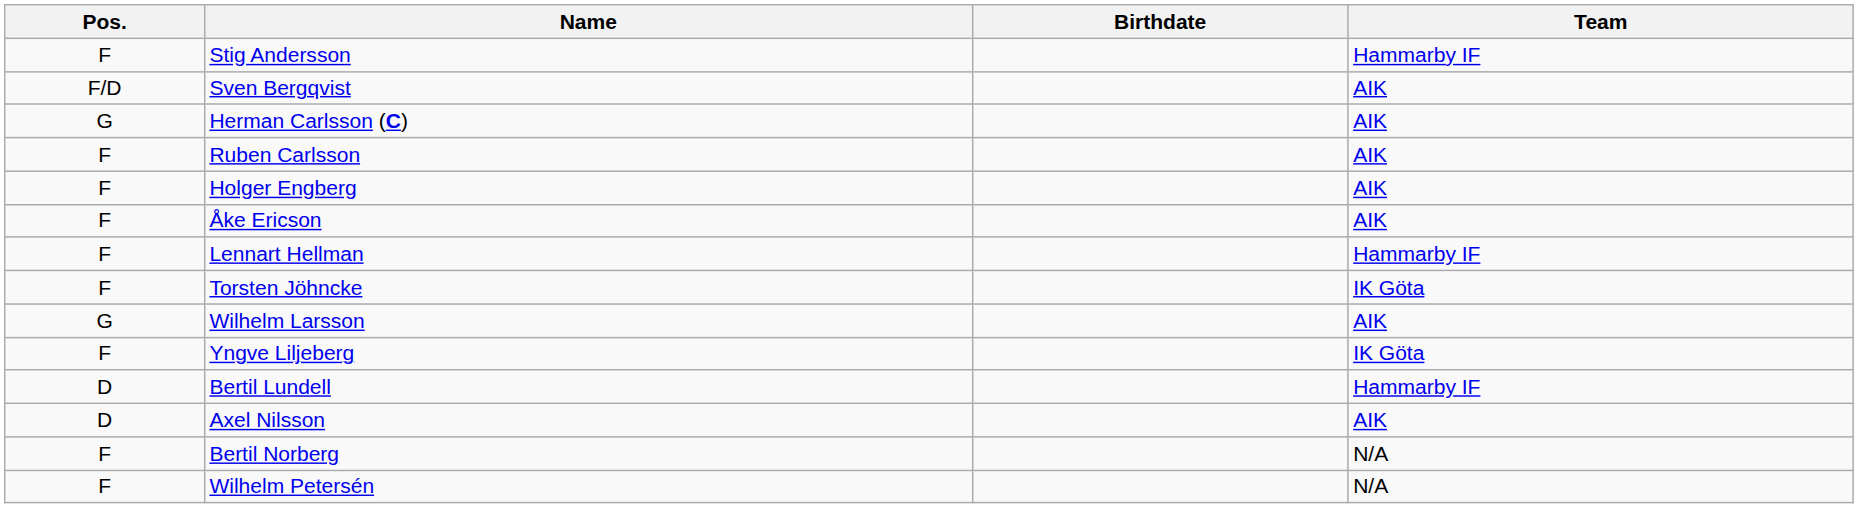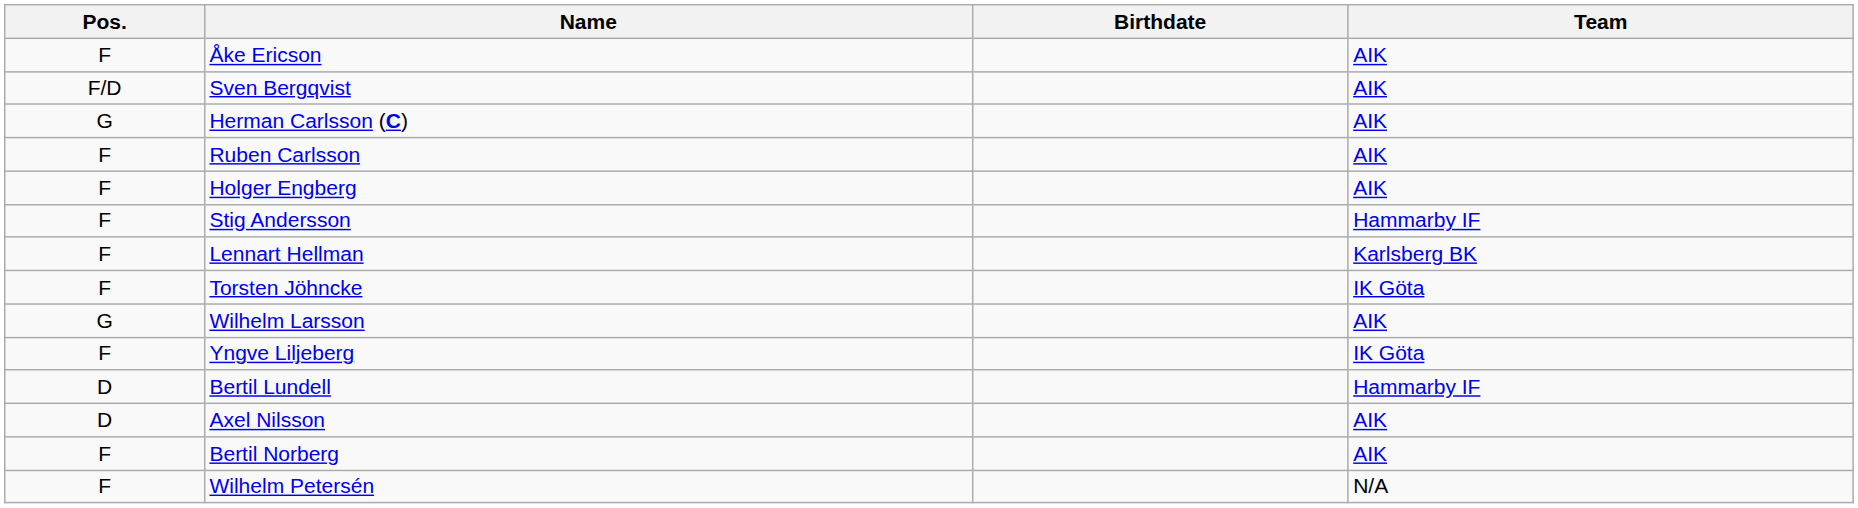rows swapped: (280, 55) <-> (265, 221)
(1417, 254) Hammarby IF -> (1415, 254) Karlsberg BK
(1371, 454) N/A -> (1370, 454) AIK
